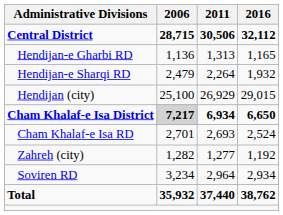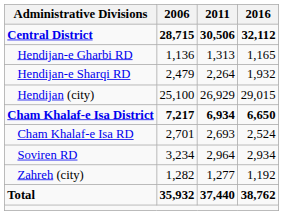(180, 114) lightgrey background -> (180, 114) no background
rows swapped: (47, 174) <-> (51, 154)
